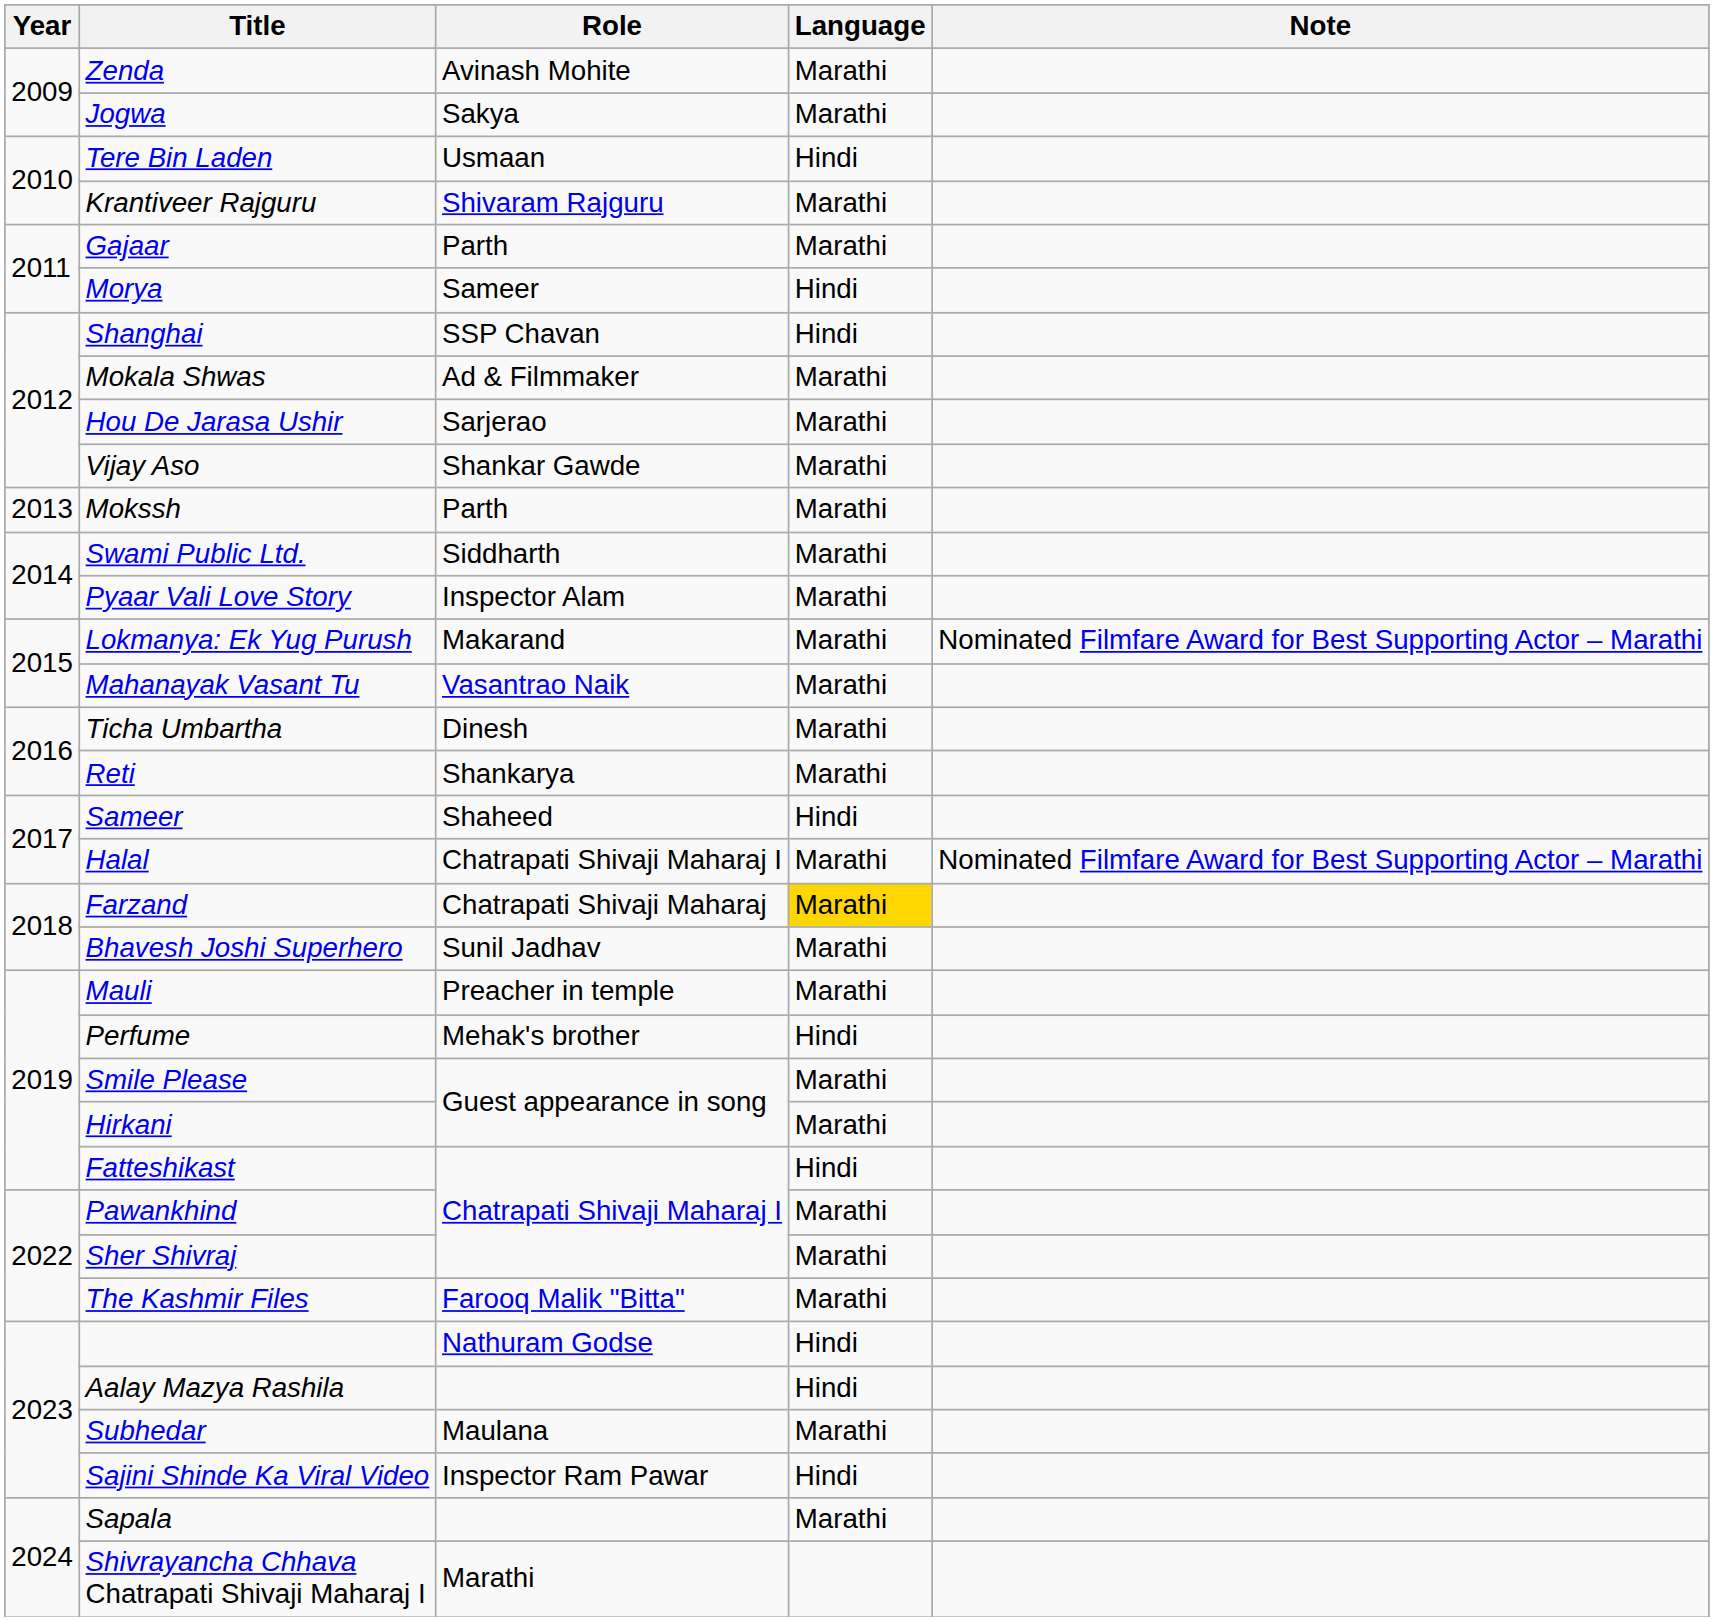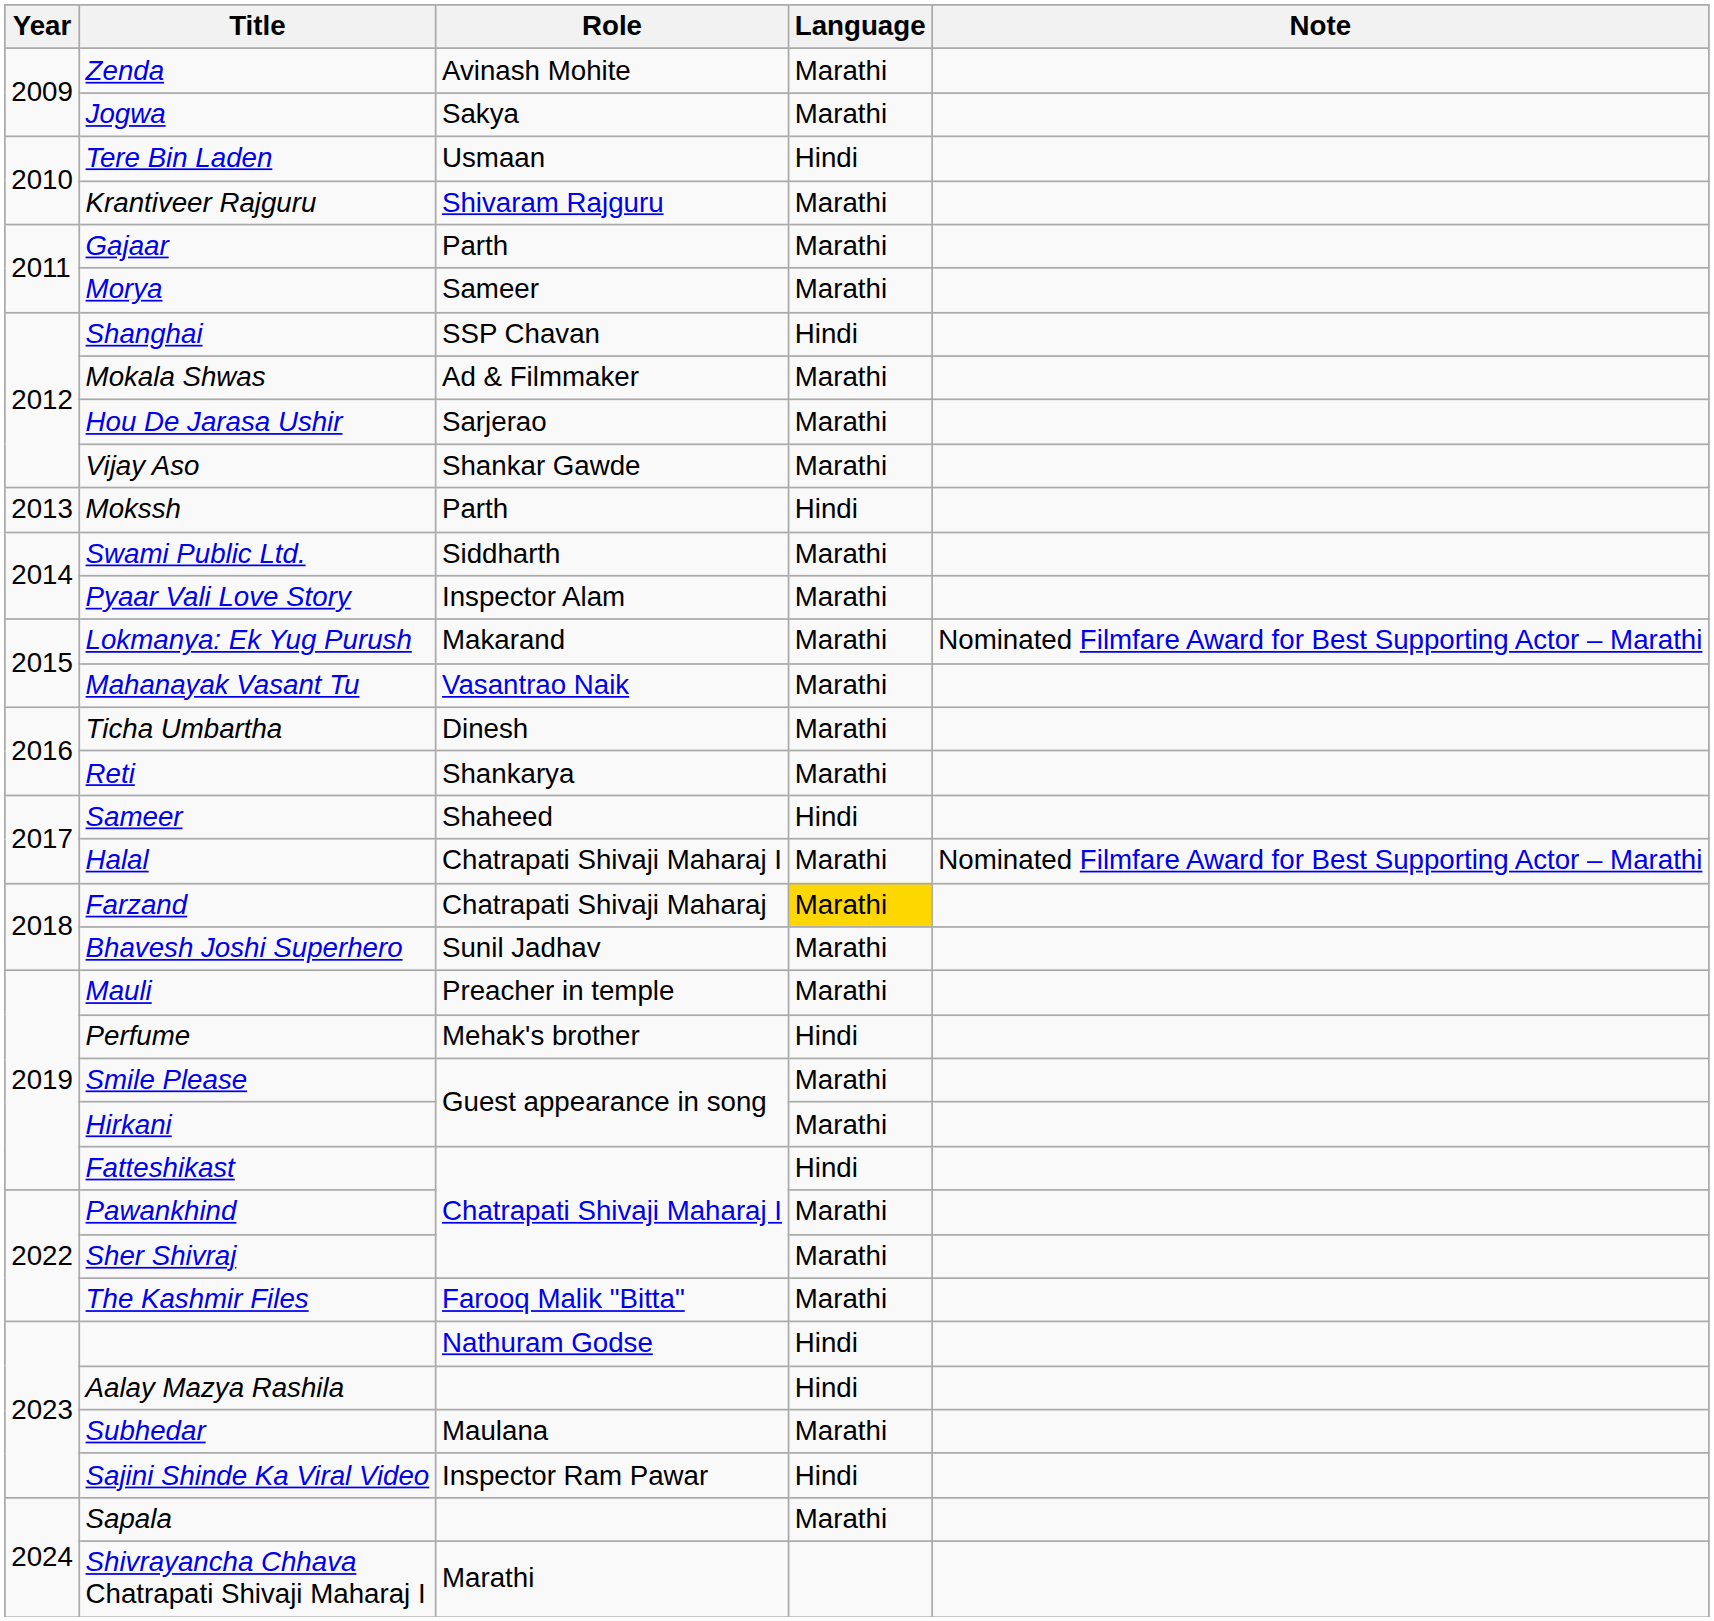(826, 289) Hindi -> (841, 289) Marathi
(841, 509) Marathi -> (826, 509) Hindi
